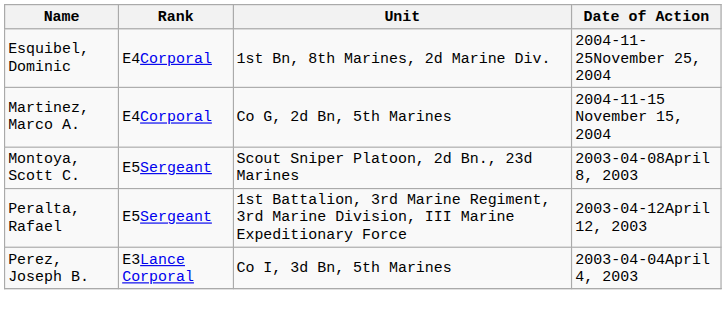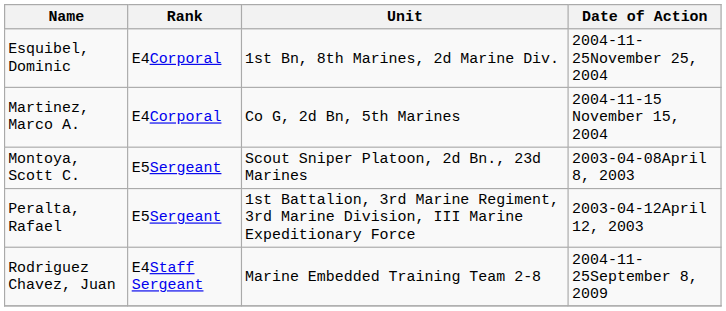- row: (49, 268)
+ row: (62, 277)
